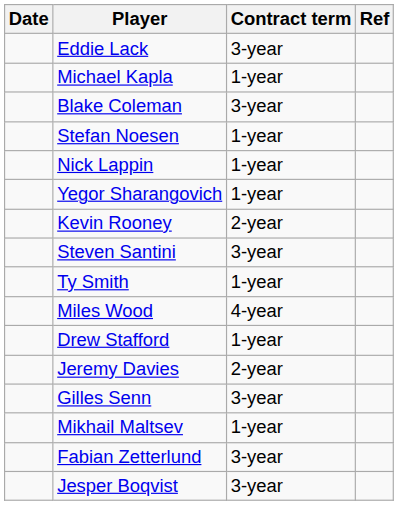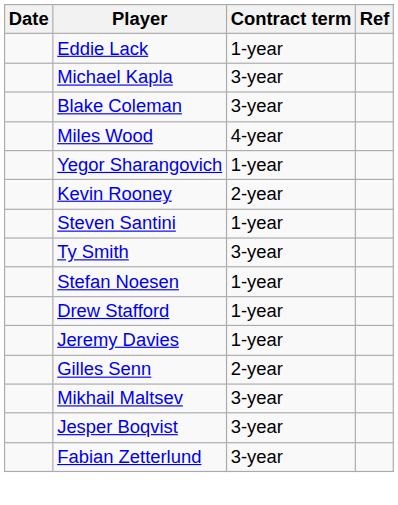(257, 48) 3-year -> (257, 48) 1-year
(257, 77) 1-year -> (257, 77) 3-year
rows swapped: (118, 135) <-> (105, 310)
- row: (105, 164)
(257, 252) 3-year -> (257, 223) 1-year
(257, 281) 1-year -> (257, 252) 3-year
(257, 369) 2-year -> (257, 340) 1-year
(257, 398) 3-year -> (257, 369) 2-year
(257, 427) 1-year -> (257, 398) 3-year
rows swapped: (129, 456) <-> (118, 485)
